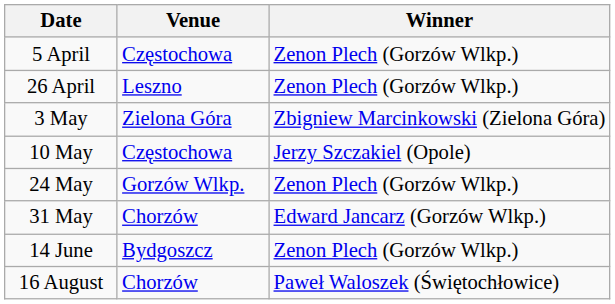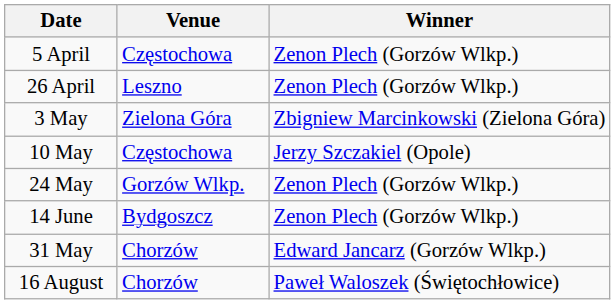rows swapped: (61, 217) <-> (61, 250)
